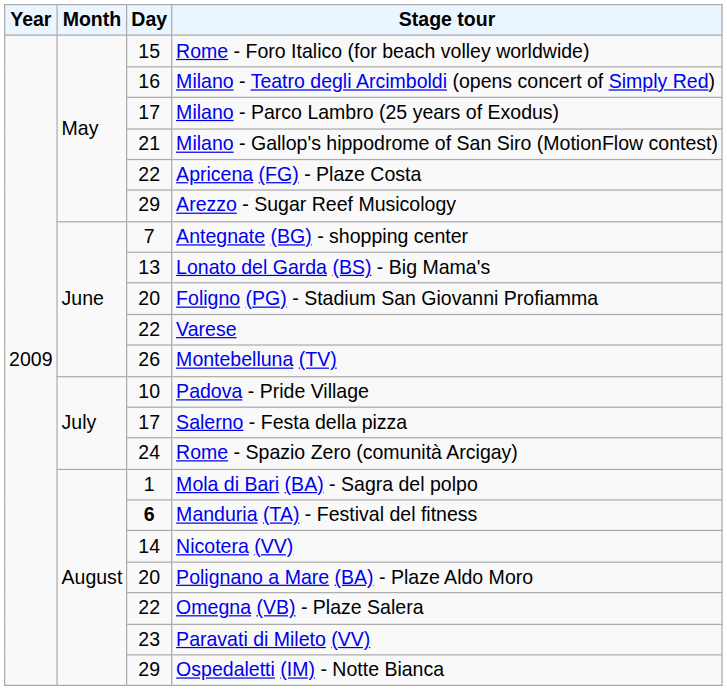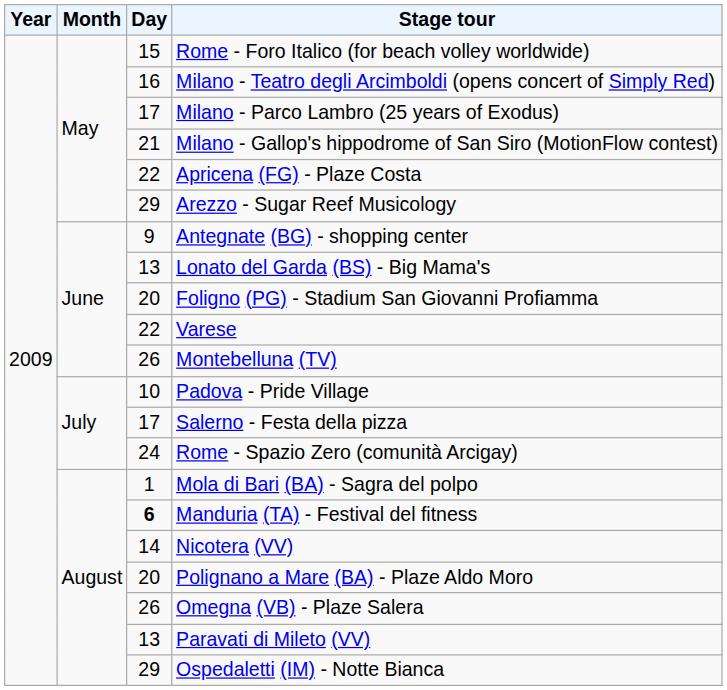(149, 236) 7 -> (149, 236) 9
(149, 608) 22 -> (149, 608) 26
(149, 639) 23 -> (149, 639) 13
